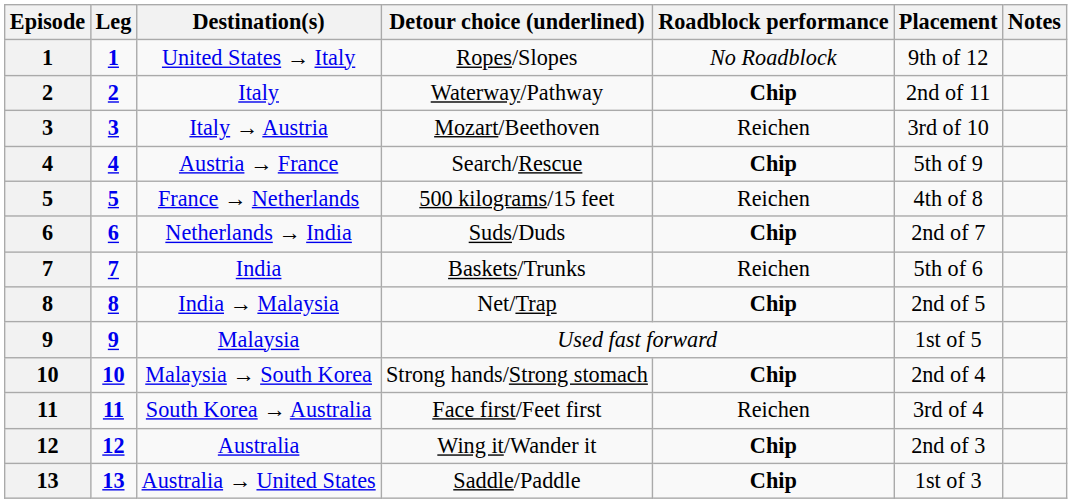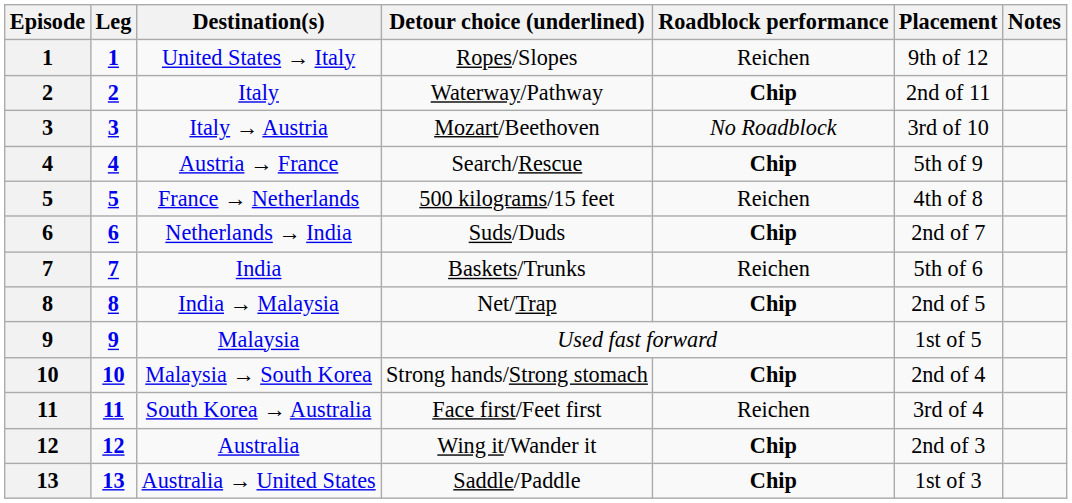(773, 57) No Roadblock -> (773, 57) Reichen
(773, 127) Reichen -> (773, 127) No Roadblock
